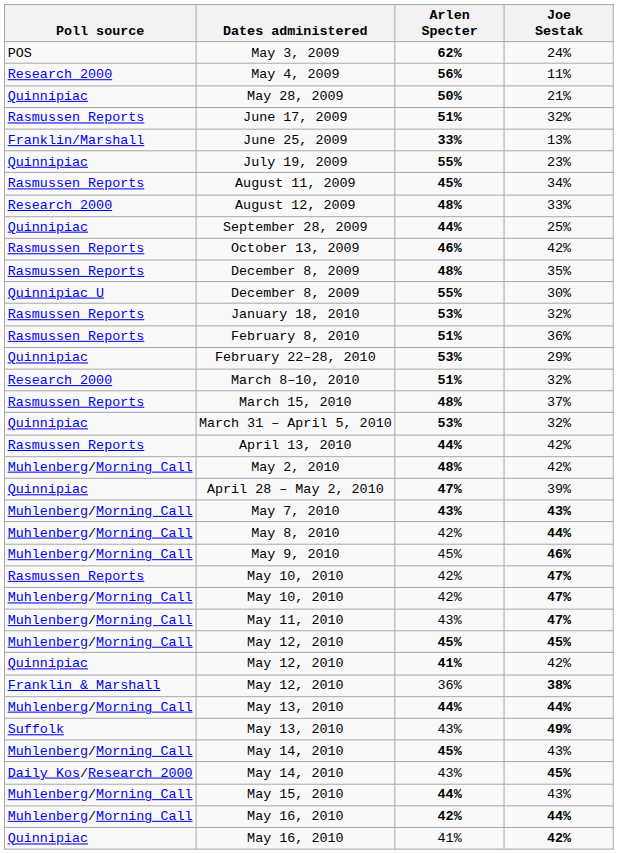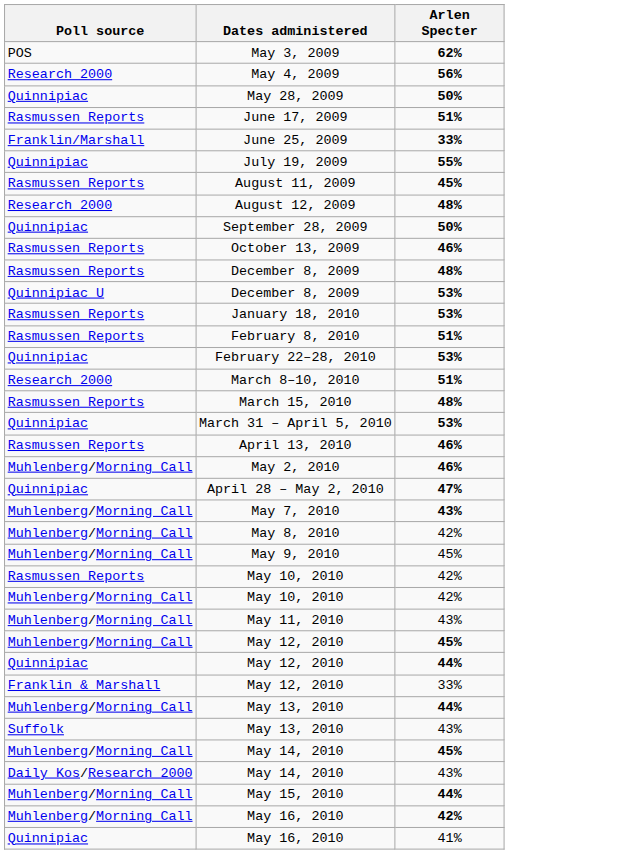- column: (559, 23)
(450, 227) 44% -> (450, 227) 50%
(450, 293) 55% -> (450, 293) 53%
(450, 446) 44% -> (450, 446) 46%
(450, 467) 48% -> (450, 467) 46%
(450, 664) 41% -> (450, 664) 44%
(450, 686) 36% -> (450, 686) 33%
